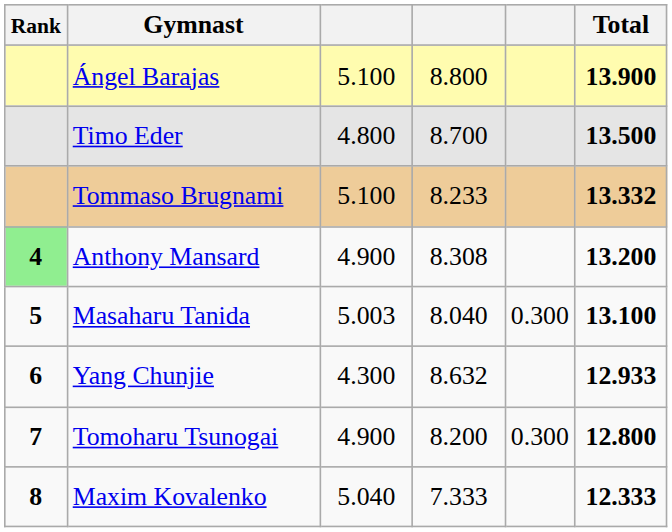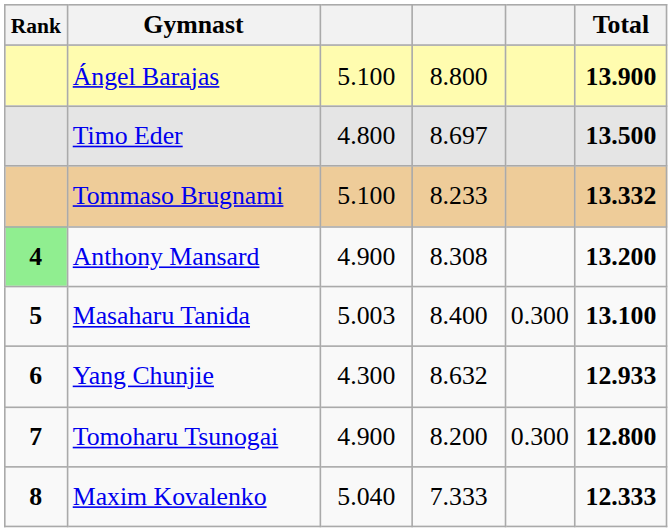(459, 135) 8.700 -> (459, 135) 8.697
(459, 316) 8.040 -> (459, 316) 8.400
